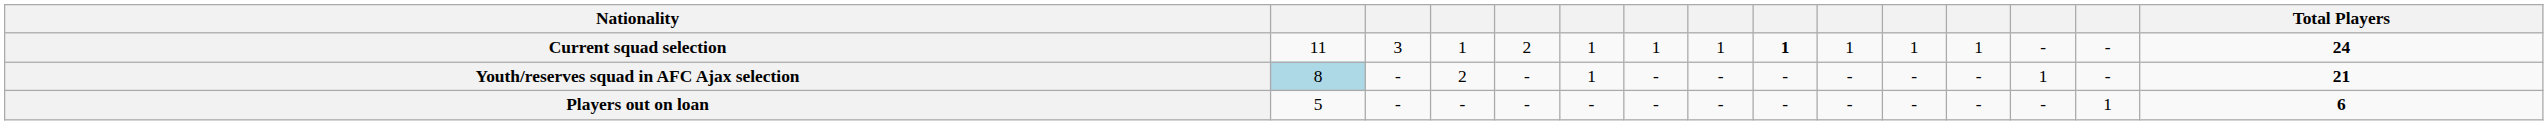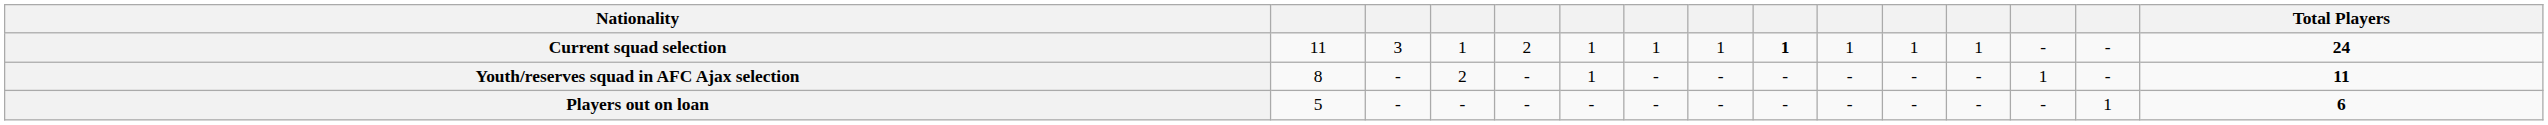(1318, 75) lightblue background -> (1318, 75) no background
(2341, 75) 21 -> (2341, 75) 11
